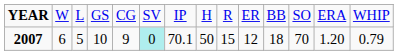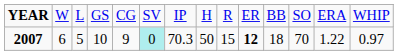(180, 38) 70.1 -> (180, 38) 70.3
(251, 38) normal -> (251, 38) bold
(332, 38) 1.20 -> (332, 38) 1.22
(371, 38) 0.79 -> (371, 38) 0.97
